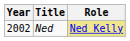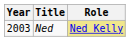(19, 29) 2002 -> (19, 29) 2003
